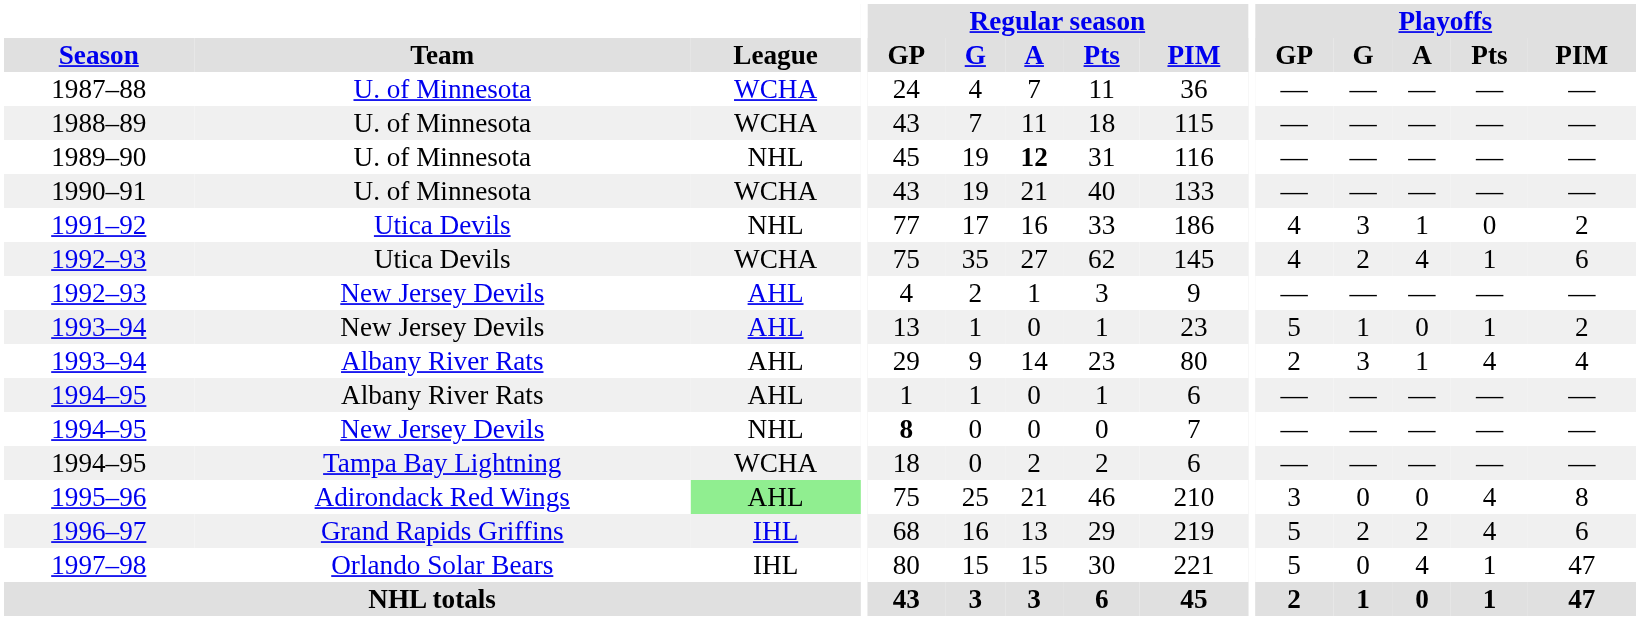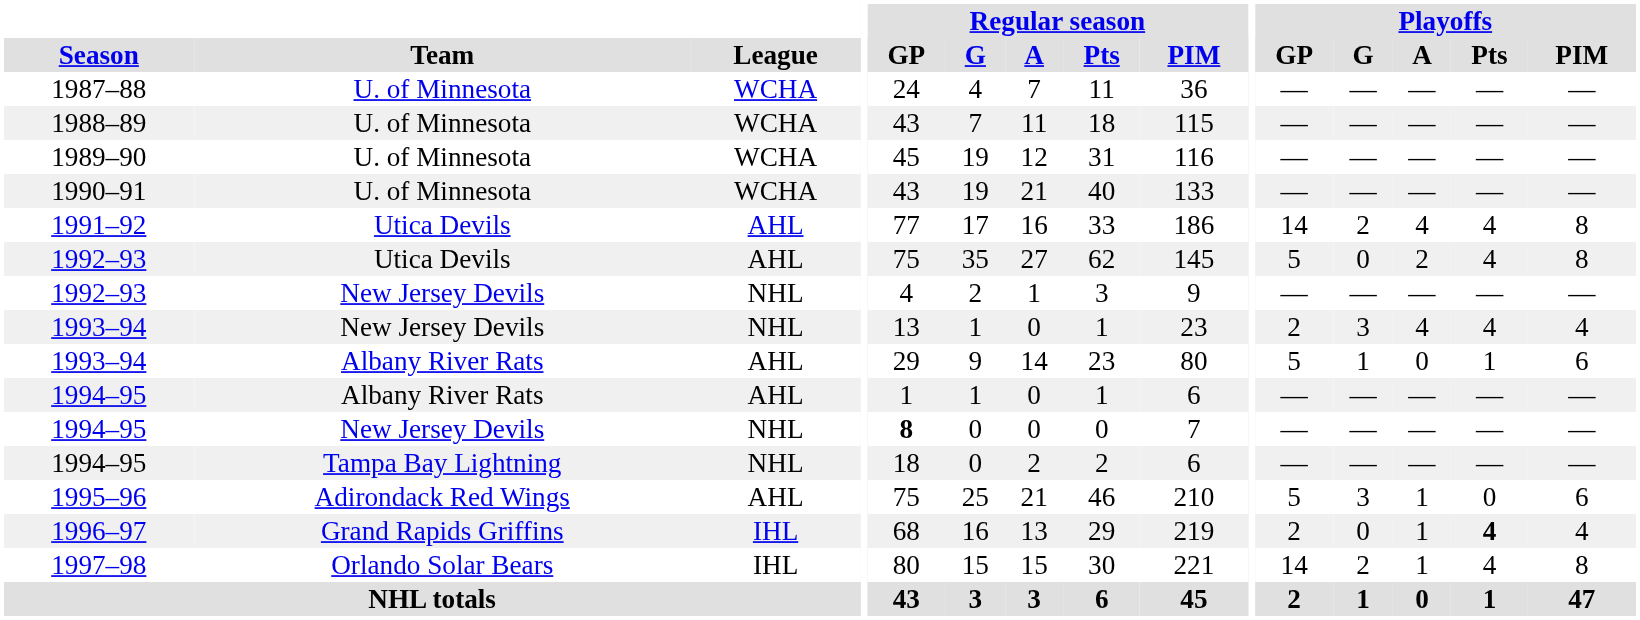(776, 156) NHL -> (776, 156) WCHA
(1034, 156) bold -> (1034, 156) normal
(776, 224) NHL -> (776, 224) AHL
(1294, 224) 4 -> (1294, 224) 14
(1363, 224) 3 -> (1363, 224) 2
(1422, 224) 1 -> (1422, 224) 4
(1490, 224) 0 -> (1490, 224) 4
(1582, 224) 2 -> (1582, 224) 8
(776, 258) WCHA -> (776, 258) AHL
(1294, 258) 4 -> (1294, 258) 5
(1363, 258) 2 -> (1363, 258) 0
(1422, 258) 4 -> (1422, 258) 2
(1490, 258) 1 -> (1490, 258) 4
(1582, 258) 6 -> (1582, 258) 8
(776, 292) AHL -> (776, 292) NHL
(776, 326) AHL -> (776, 326) NHL
(1294, 326) 5 -> (1294, 326) 2
(1363, 326) 1 -> (1363, 326) 3
(1422, 326) 0 -> (1422, 326) 4
(1490, 326) 1 -> (1490, 326) 4
(1582, 326) 2 -> (1582, 326) 4
(1294, 360) 2 -> (1294, 360) 5
(1363, 360) 3 -> (1363, 360) 1
(1422, 360) 1 -> (1422, 360) 0
(1490, 360) 4 -> (1490, 360) 1
(1582, 360) 4 -> (1582, 360) 6
(776, 462) WCHA -> (776, 462) NHL
(776, 496) lightgreen background -> (776, 496) no background
(1294, 496) 3 -> (1294, 496) 5
(1363, 496) 0 -> (1363, 496) 3
(1422, 496) 0 -> (1422, 496) 1
(1490, 496) 4 -> (1490, 496) 0
(1582, 496) 8 -> (1582, 496) 6
(1294, 530) 5 -> (1294, 530) 2
(1363, 530) 2 -> (1363, 530) 0
(1422, 530) 2 -> (1422, 530) 1
(1490, 530) normal -> (1490, 530) bold
(1582, 530) 6 -> (1582, 530) 4
(1294, 564) 5 -> (1294, 564) 14
(1363, 564) 0 -> (1363, 564) 2
(1422, 564) 4 -> (1422, 564) 1
(1490, 564) 1 -> (1490, 564) 4
(1582, 564) 47 -> (1582, 564) 8
